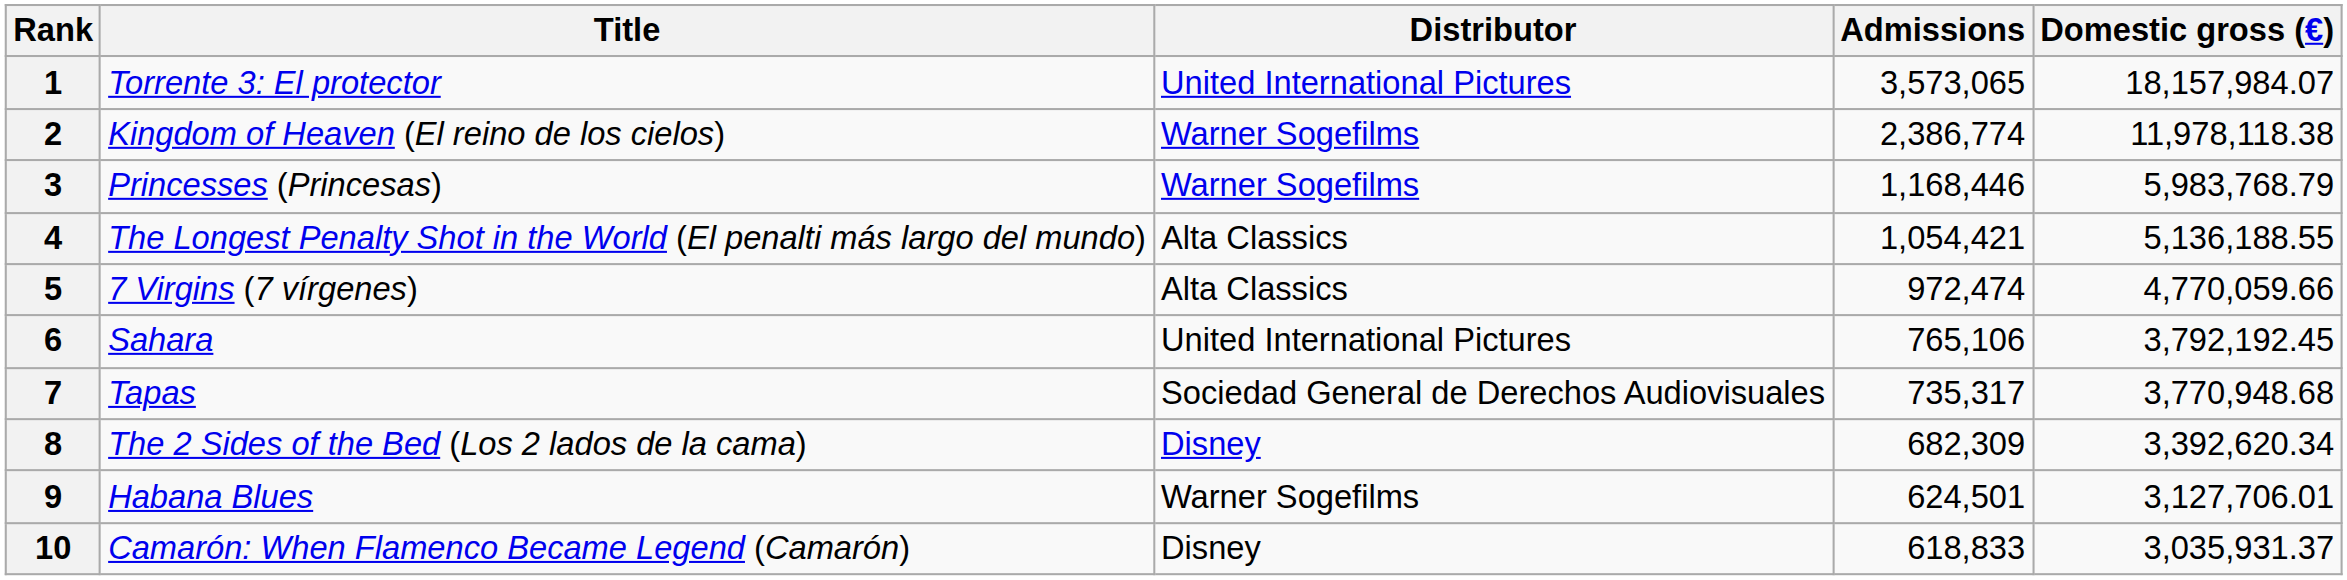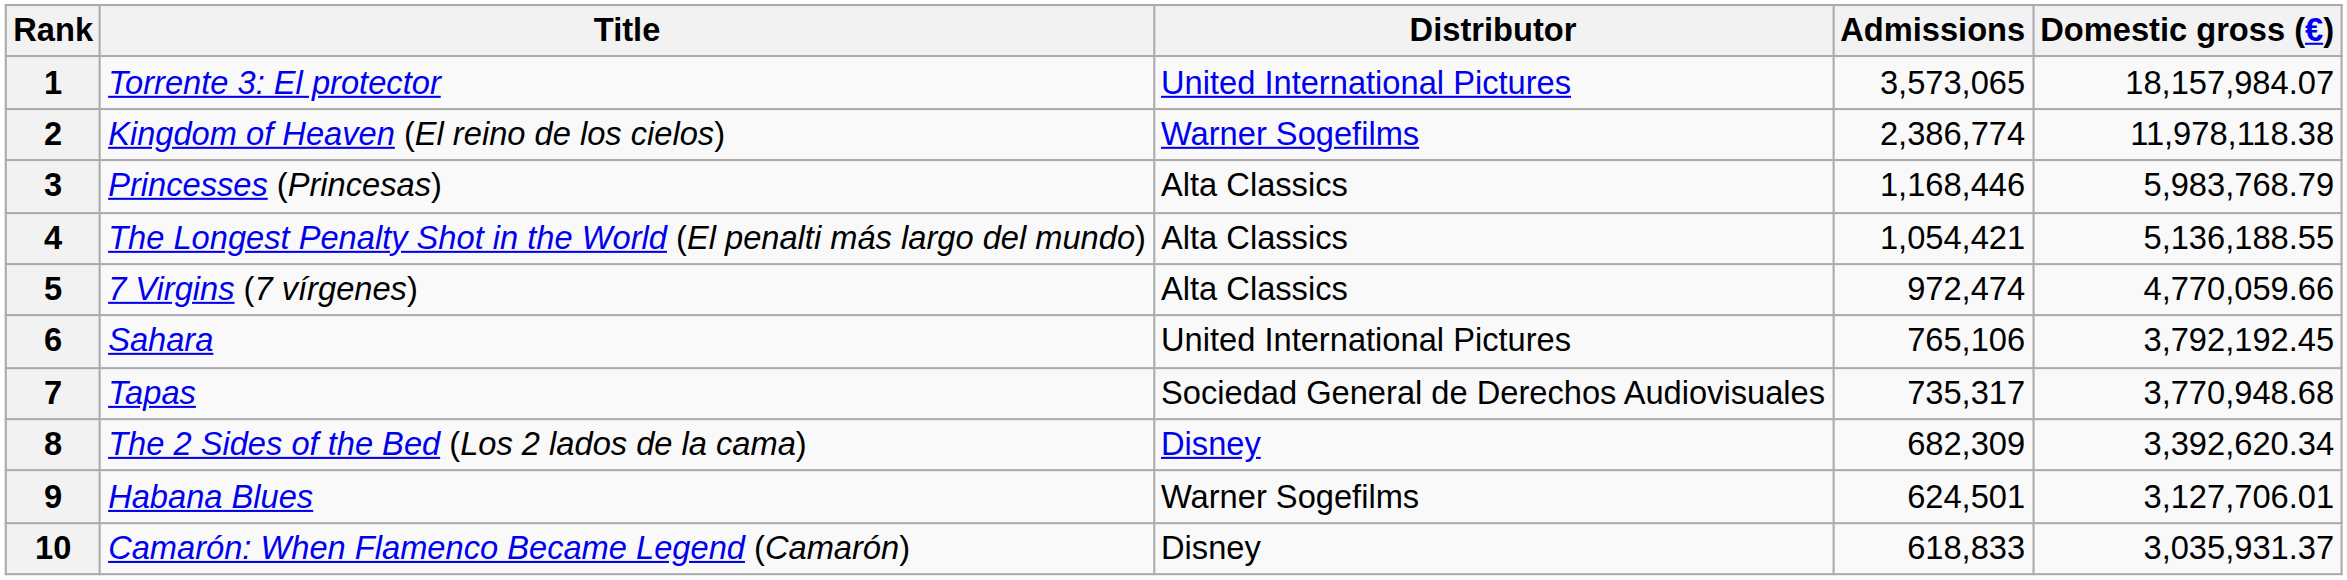(1290, 185) Warner Sogefilms -> (1254, 185) Alta Classics
